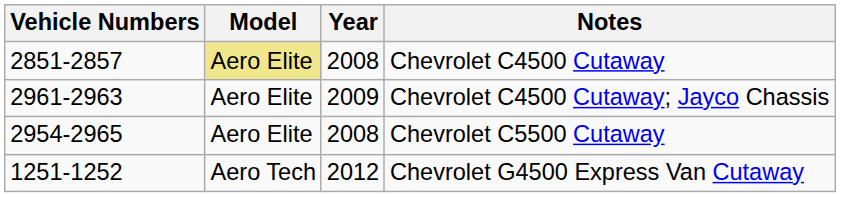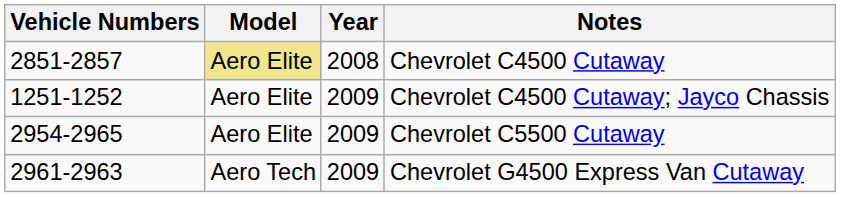(66, 97) 2961-2963 -> (66, 97) 1251-1252
(353, 135) 2008 -> (353, 135) 2009
(66, 172) 1251-1252 -> (66, 172) 2961-2963
(353, 172) 2012 -> (353, 172) 2009
